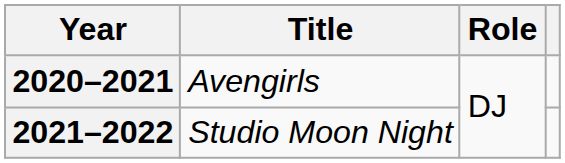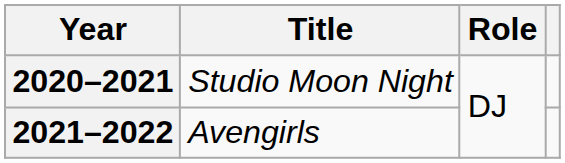(254, 81) Avengirls -> (321, 81) Studio Moon Night
(321, 132) Studio Moon Night -> (254, 132) Avengirls
